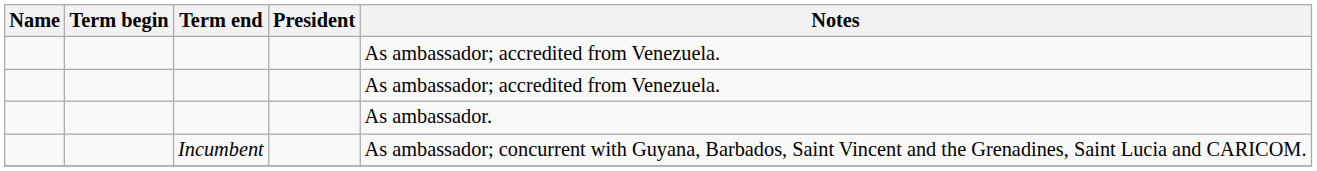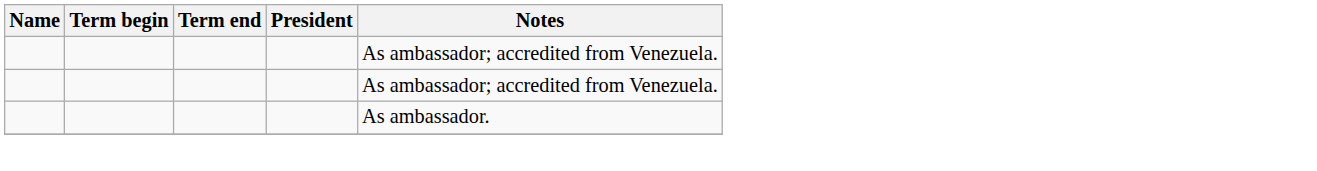- row: (35, 150)
